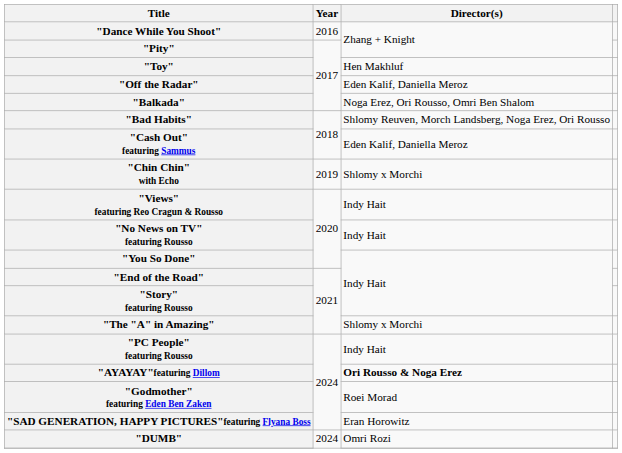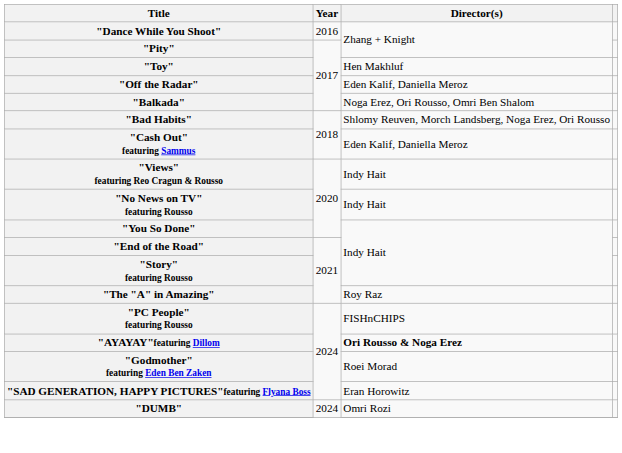- row: (159, 174)
(383, 325) Shlomy x Morchi -> (363, 294) Roy Raz
(365, 349) Indy Hait -> (374, 318) FISHnCHIPS
